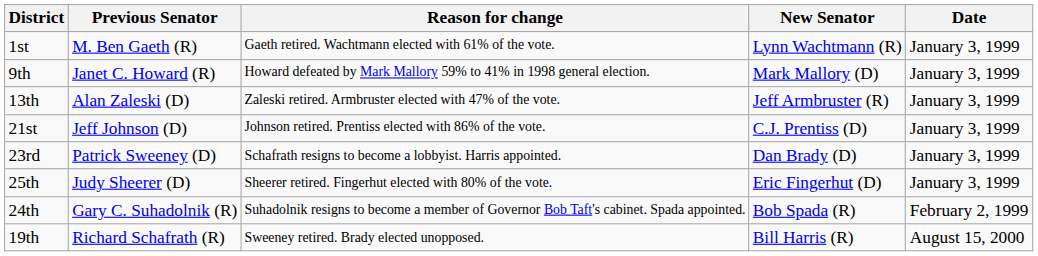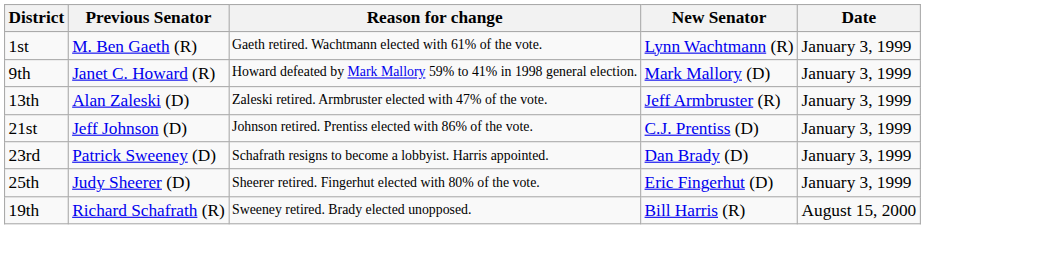- row: (24, 210)
